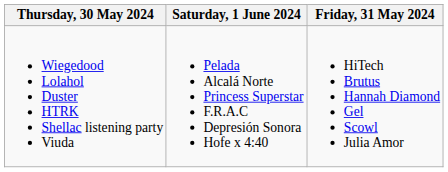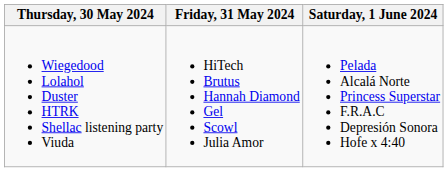columns swapped: (375, 15) <-> (236, 15)
